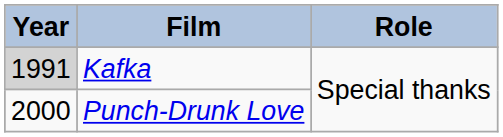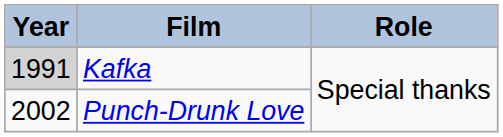(41, 111) 2000 -> (41, 111) 2002
